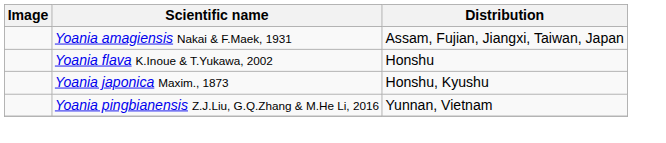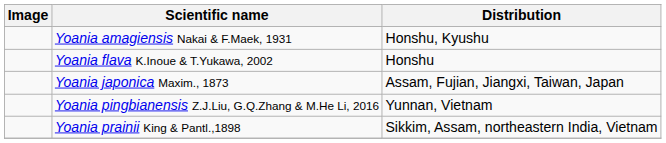(505, 37) Assam, Fujian, Jiangxi, Taiwan, Japan -> (437, 37) Honshu, Kyushu
(437, 82) Honshu, Kyushu -> (505, 82) Assam, Fujian, Jiangxi, Taiwan, Japan
+ row: (148, 127)
